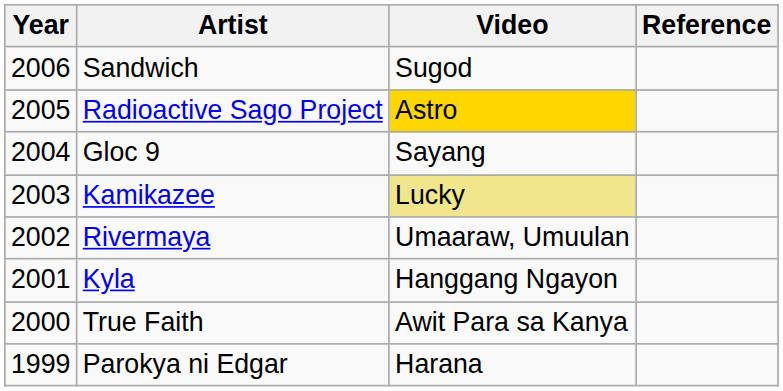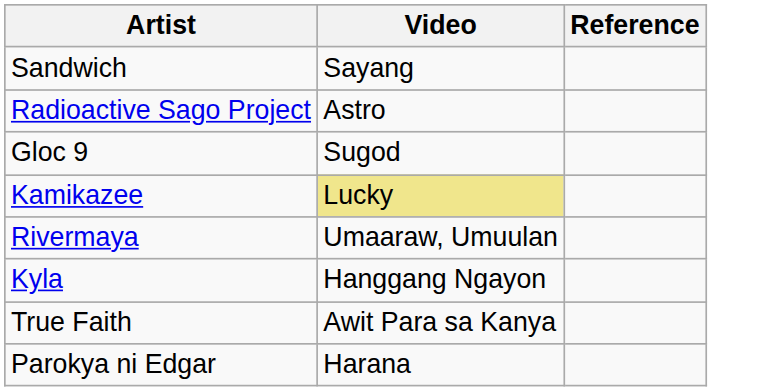- column: (41, 25)
(434, 68) Sugod -> (369, 68) Sayang
(426, 110) gold background -> (355, 110) no background
(440, 152) Sayang -> (362, 152) Sugod
